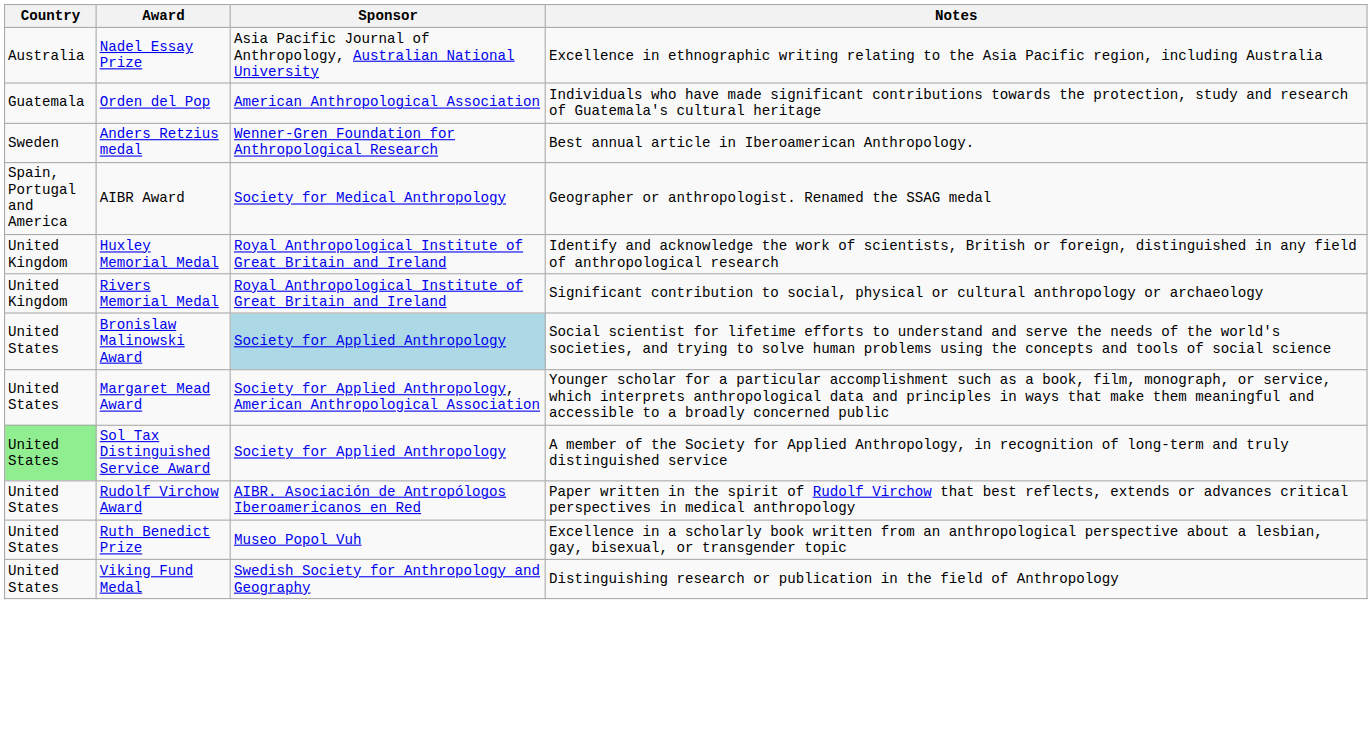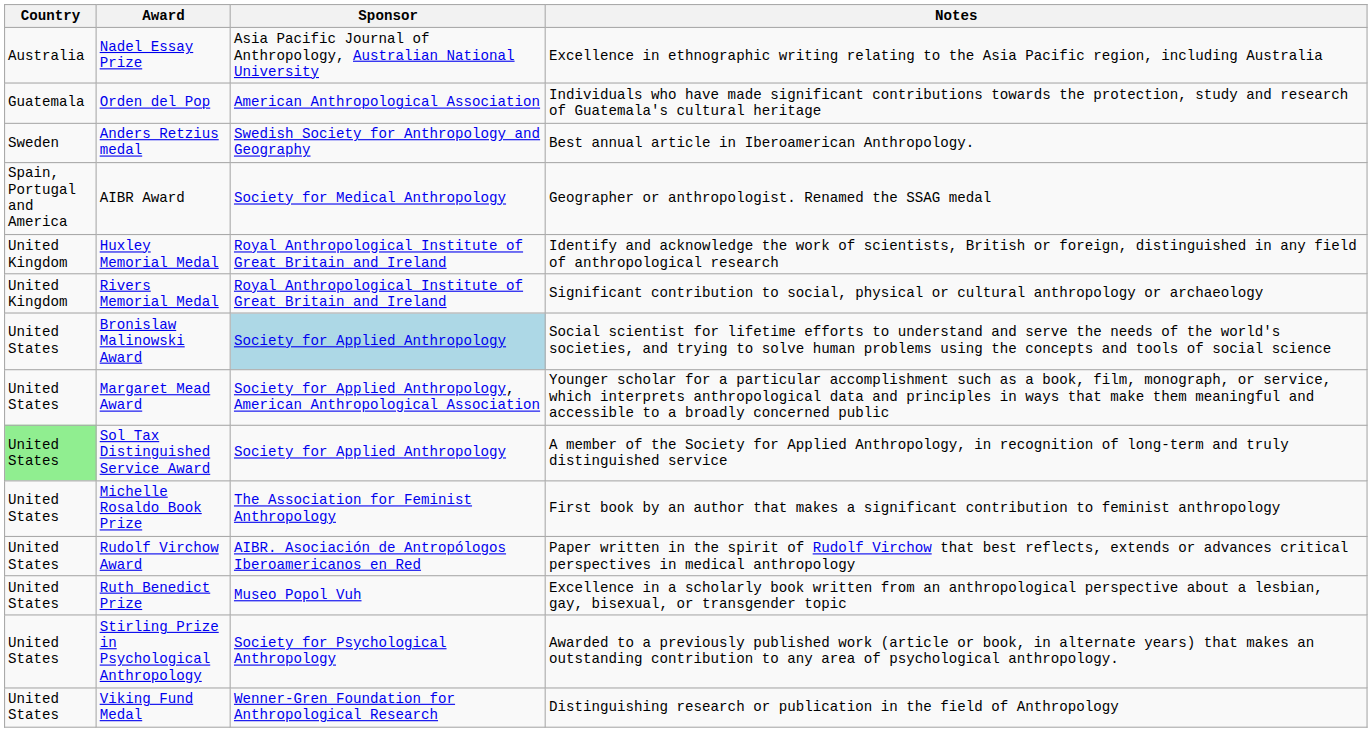(345, 143) Wenner-Gren Foundation for Anthropological Research -> (387, 143) Swedish Society for Anthropology and Geography
+ row: (151, 509)
+ row: (159, 651)
(387, 579) Swedish Society for Anthropology and Geography -> (345, 707) Wenner-Gren Foundation for Anthropological Research
